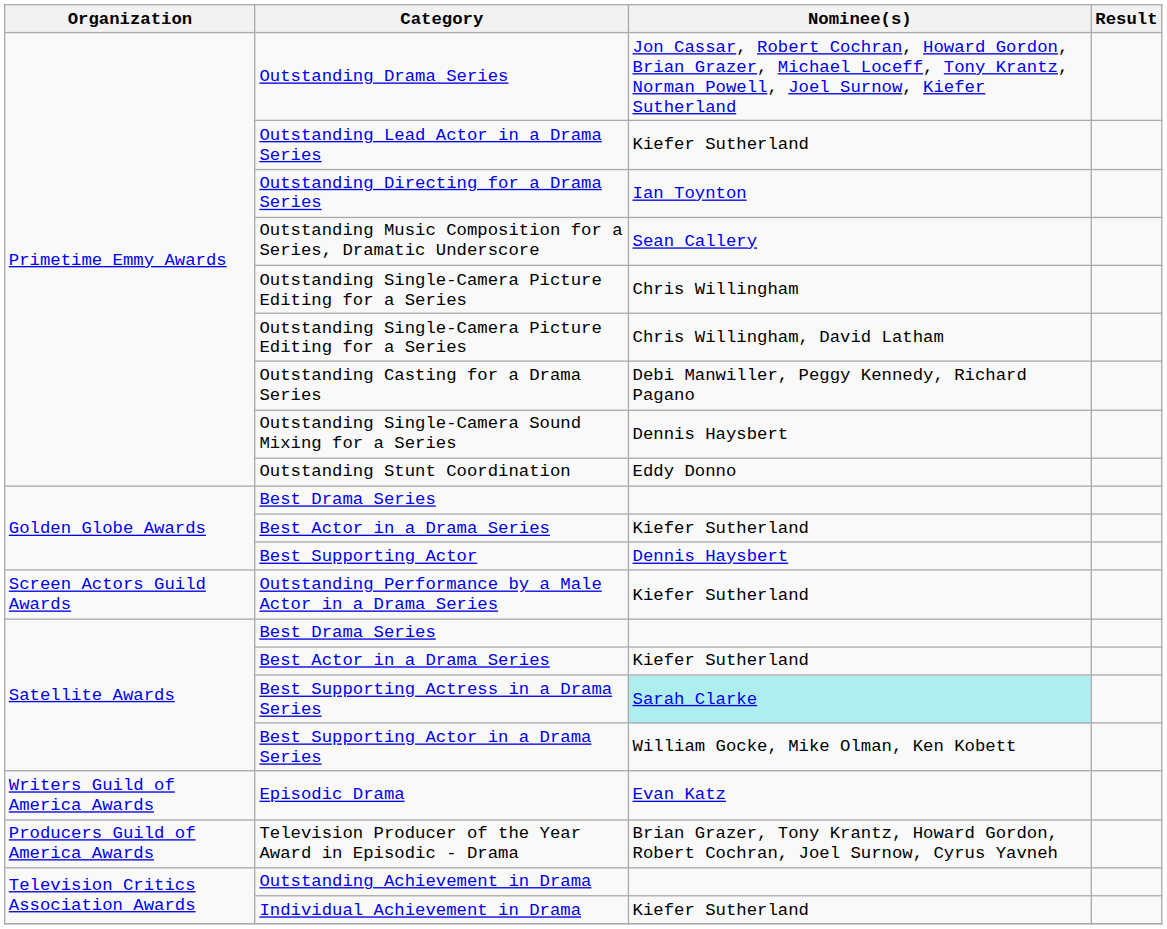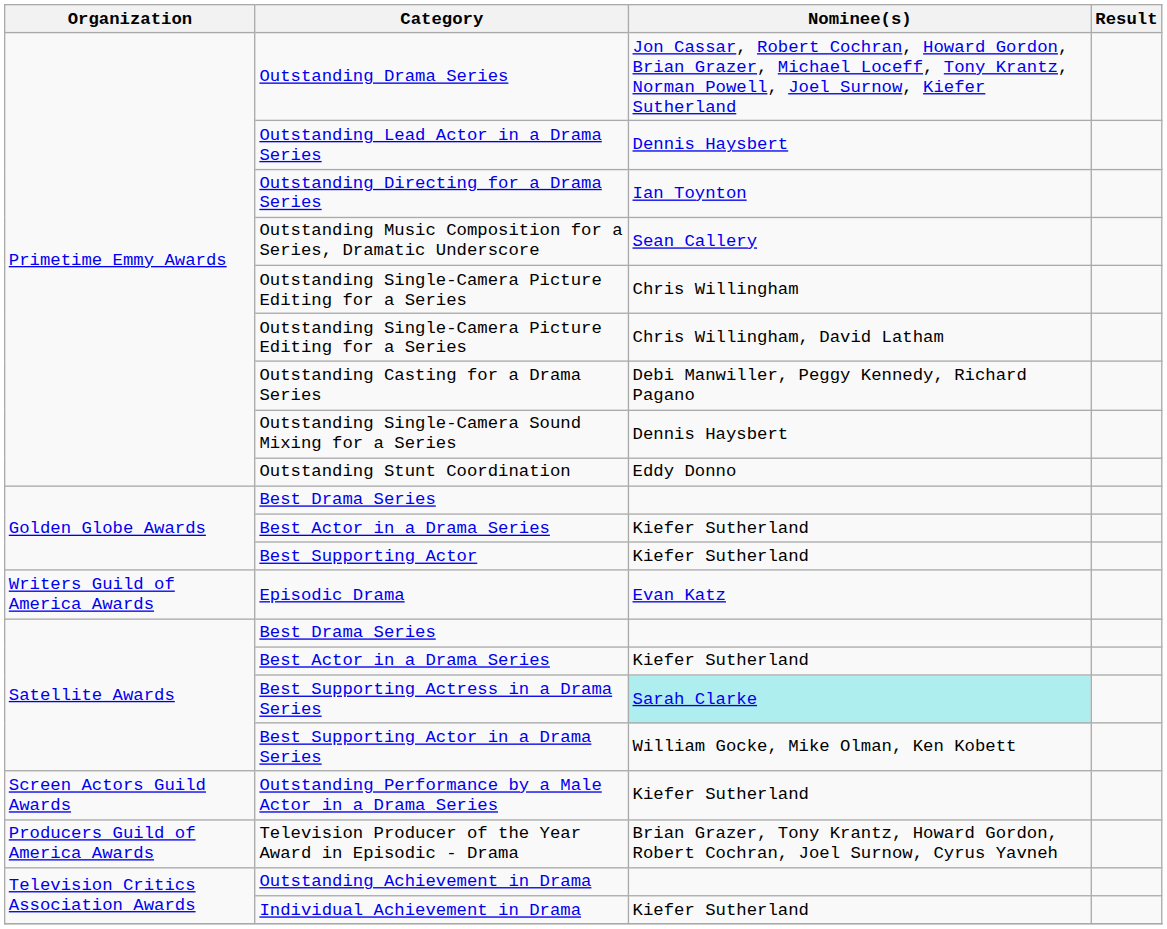(721, 145) Kiefer Sutherland -> (710, 145) Dennis Haysbert
(710, 556) Dennis Haysbert -> (721, 556) Kiefer Sutherland
rows swapped: (107, 595) <-> (92, 795)
